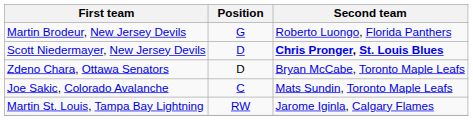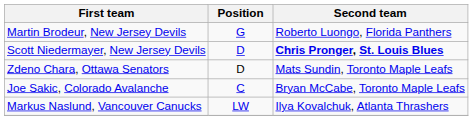(370, 69) Bryan McCabe, Toronto Maple Leafs -> (364, 69) Mats Sundin, Toronto Maple Leafs
(364, 87) Mats Sundin, Toronto Maple Leafs -> (370, 87) Bryan McCabe, Toronto Maple Leafs
- row: (105, 106)
+ row: (104, 106)
